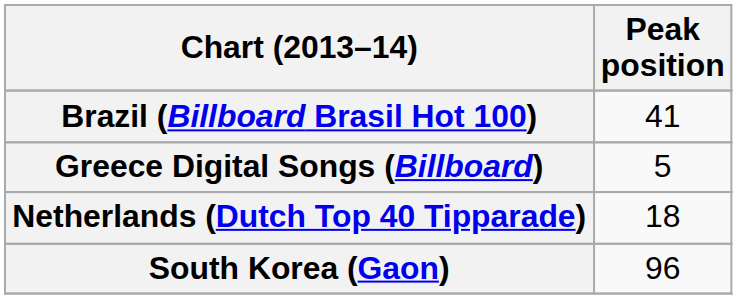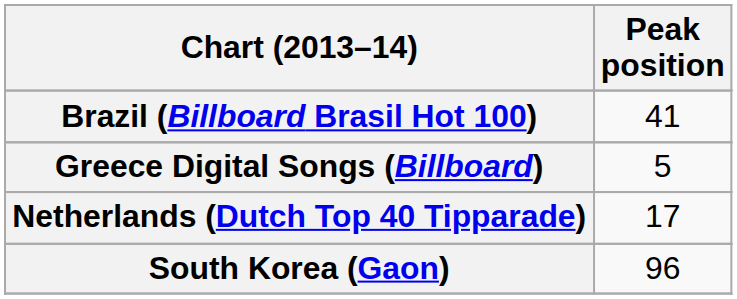(663, 217) 18 -> (663, 217) 17
